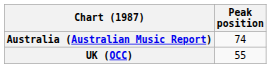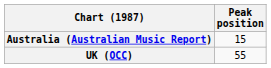(240, 39) 74 -> (240, 39) 15
